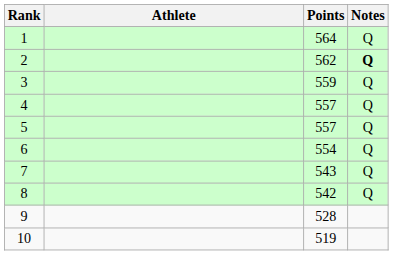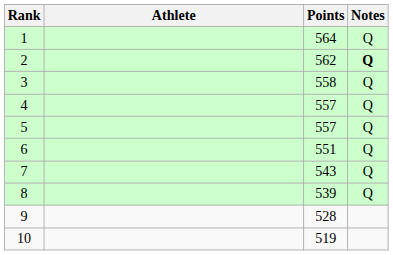(326, 82) 559 -> (326, 82) 558
(326, 149) 554 -> (326, 149) 551
(326, 194) 542 -> (326, 194) 539
